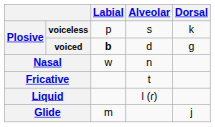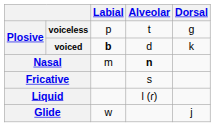(149, 29) s -> (149, 29) t
(191, 29) k -> (191, 29) g
(191, 46) g -> (191, 46) k
(108, 63) w -> (108, 63) m
(149, 63) normal -> (149, 63) bold
(149, 79) t -> (149, 79) s
(108, 113) m -> (108, 113) w
